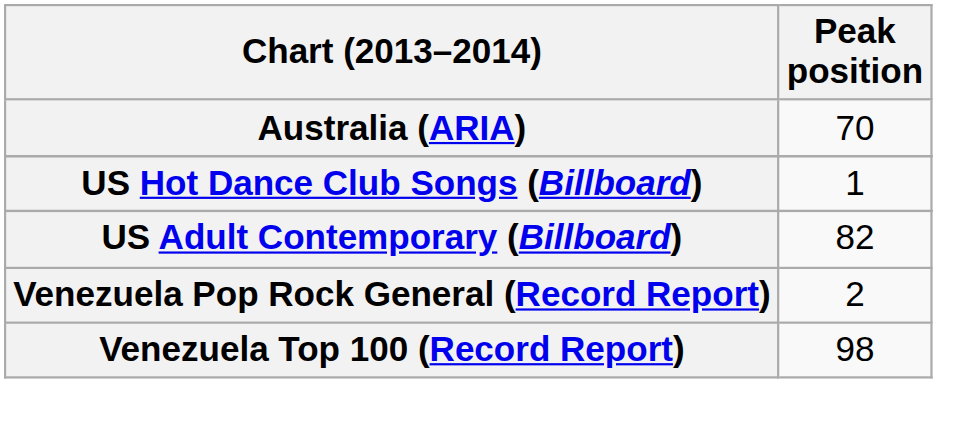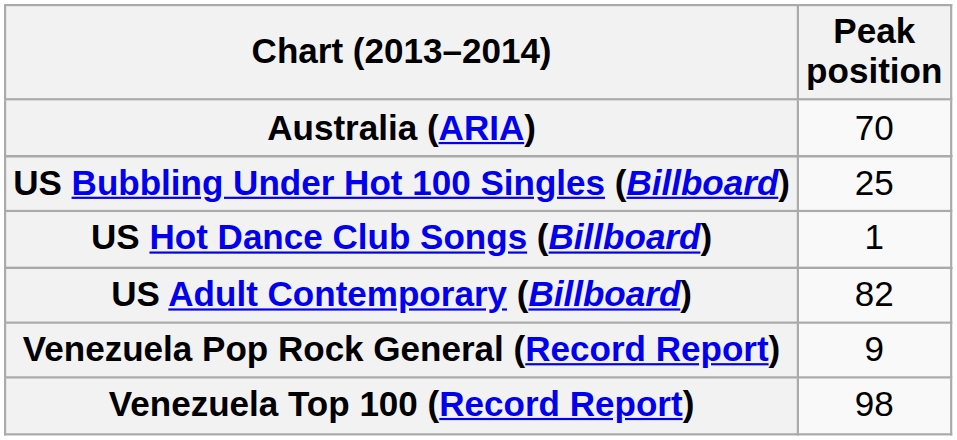+ row: (402, 182)
(855, 293) 2 -> (874, 349) 9
